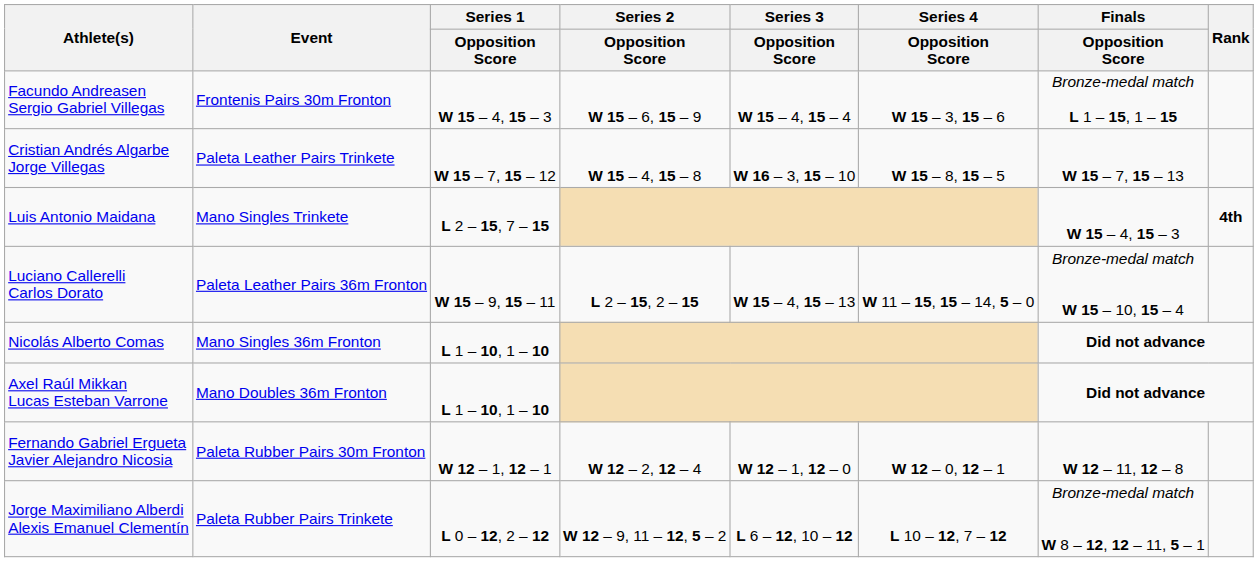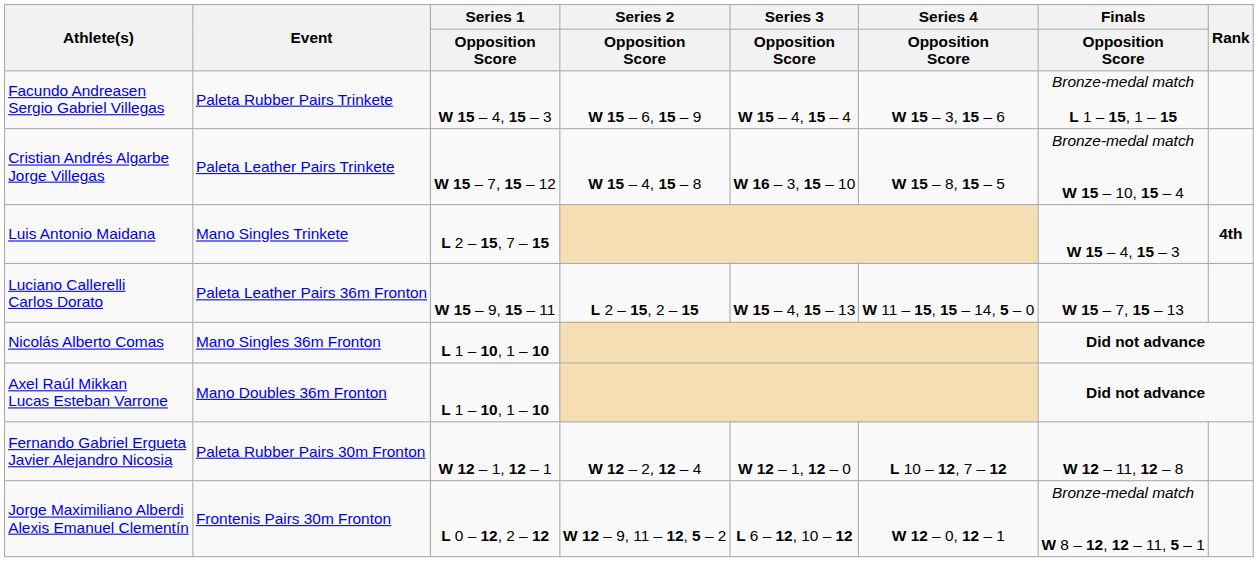(294, 100) Frontenis Pairs 30m Fronton -> (294, 100) Paleta Rubber Pairs Trinkete
(1123, 176) W 15 – 7, 15 – 13 -> (1123, 167) Bronze-medal match W 15 – 10, 15 – 4
(1123, 284) Bronze-medal match W 15 – 10, 15 – 4 -> (1123, 310) W 15 – 7, 15 – 13
(948, 469) W 12 – 0, 12 – 1 -> (948, 469) L 10 – 12, 7 – 12
(294, 519) Paleta Rubber Pairs Trinkete -> (294, 519) Frontenis Pairs 30m Fronton
(948, 536) L 10 – 12, 7 – 12 -> (948, 536) W 12 – 0, 12 – 1
